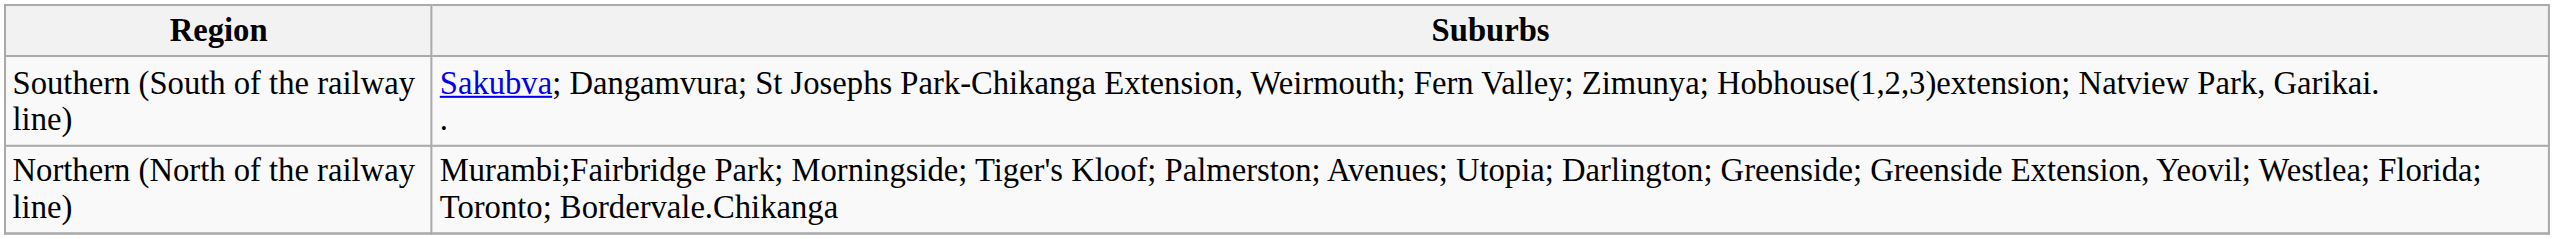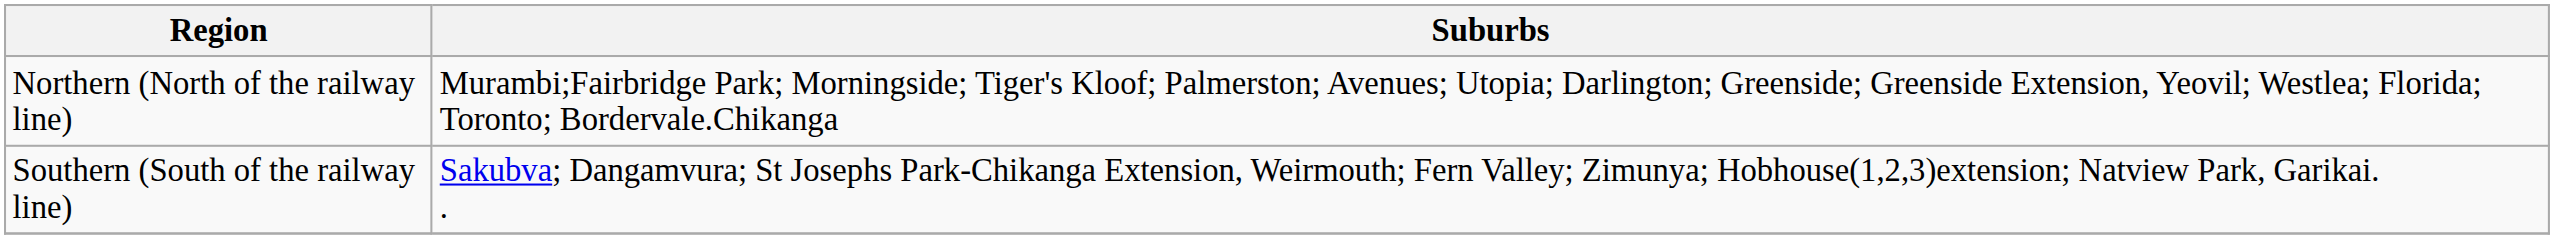rows swapped: (214, 188) <-> (214, 100)
